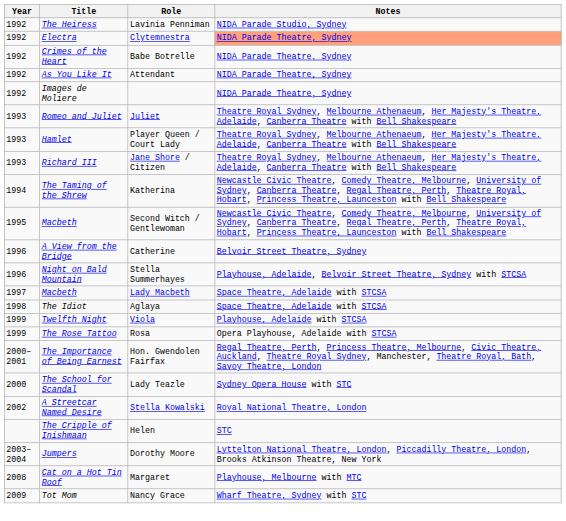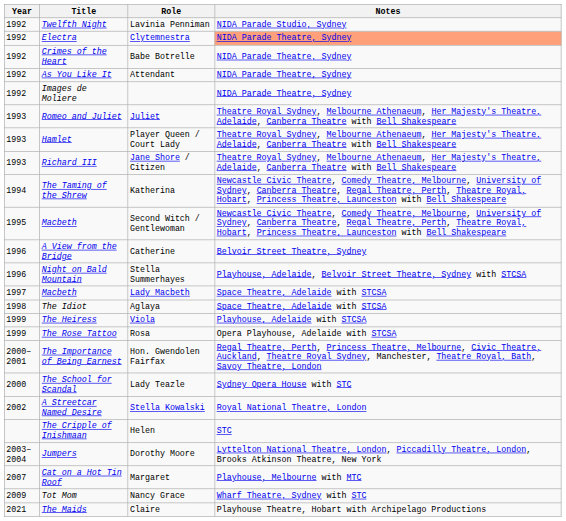(69, 25) The Heiress -> (74, 25) Twelfth Night
(74, 320) Twelfth Night -> (69, 320) The Heiress
(16, 477) 2008 -> (16, 477) 2007
+ row: (145, 509)
